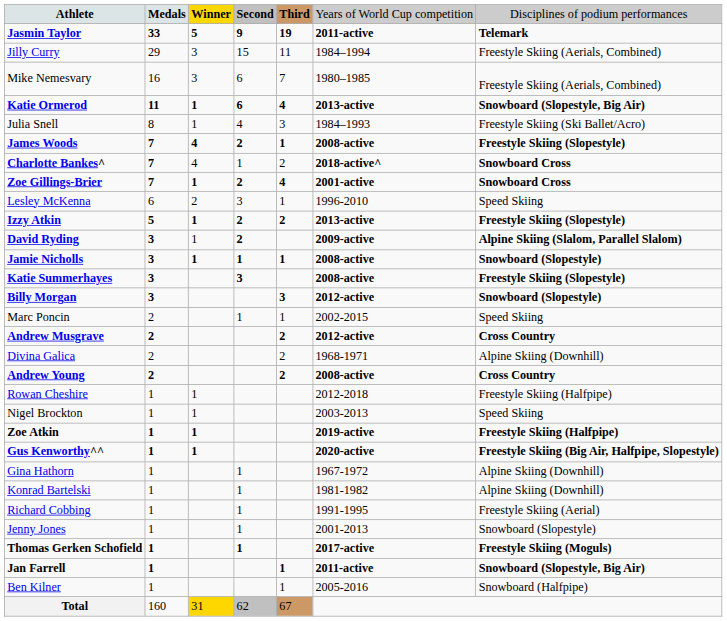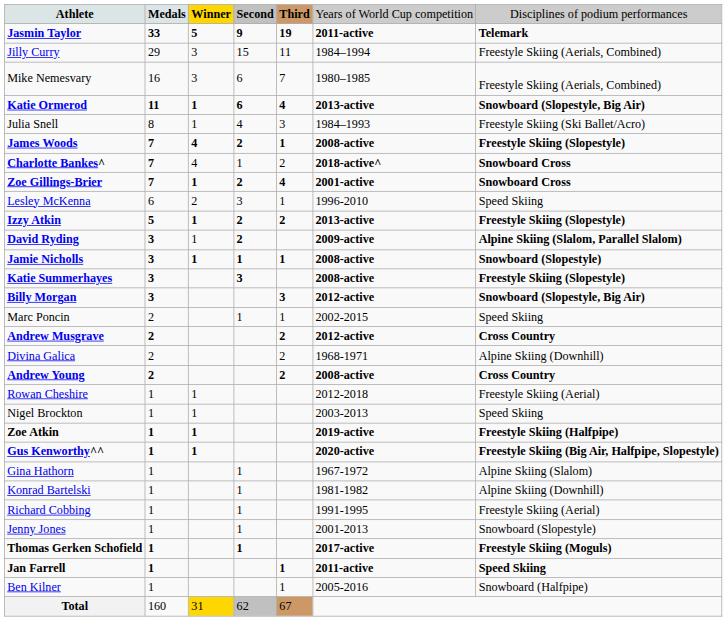(540, 297) Snowboard (Slopestyle) -> (562, 297) Snowboard (Slopestyle, Big Air)
(545, 394) Freestyle Skiing (Halfpipe) -> (539, 394) Freestyle Skiing (Aerial)
(541, 471) Alpine Skiing (Downhill) -> (535, 471) Alpine Skiing (Slalom)
(562, 567) Snowboard (Slopestyle, Big Air) -> (512, 567) Speed Skiing
